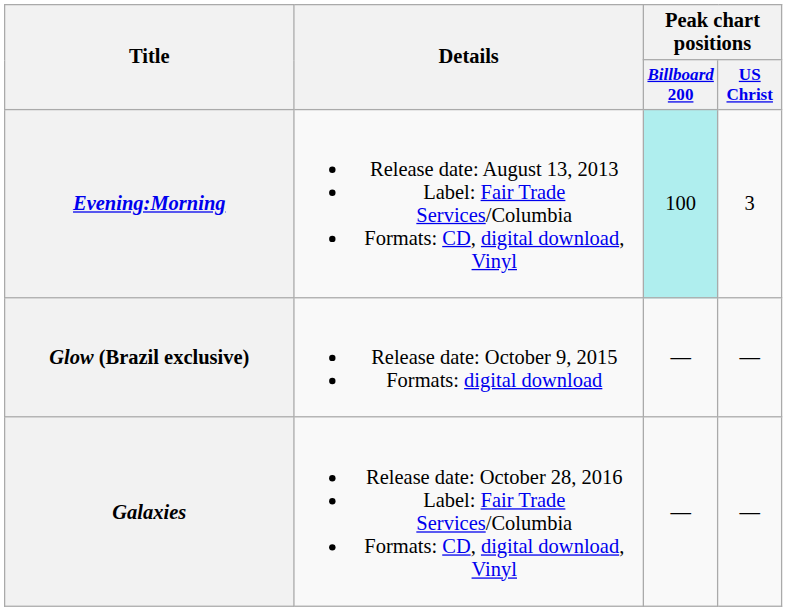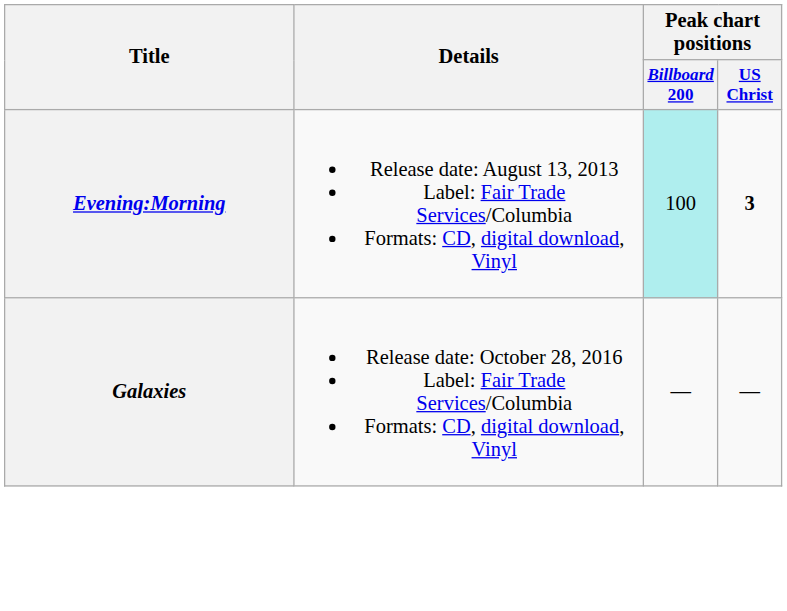(750, 203) normal -> (750, 203) bold
- row: (149, 357)
